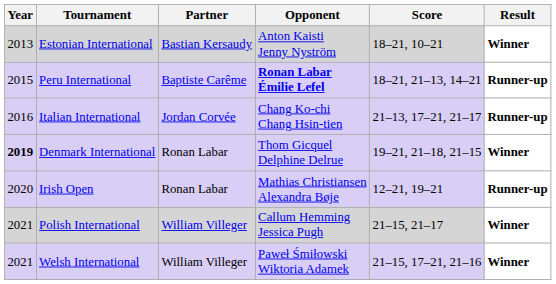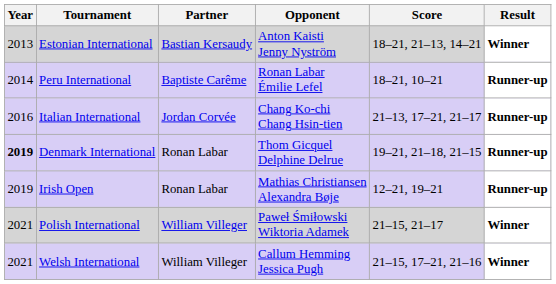(408, 44) 18–21, 10–21 -> (427, 44) 18–21, 21–13, 14–21
(20, 80) 2015 -> (20, 80) 2014
(295, 80) bold -> (291, 80) normal
(427, 80) 18–21, 21–13, 14–21 -> (408, 80) 18–21, 10–21
(508, 152) Winner -> (517, 152) Runner-up
(20, 189) 2020 -> (20, 189) 2019
(304, 225) Callum Hemming Jessica Pugh -> (304, 225) Paweł Śmiłowski Wiktoria Adamek
(304, 261) Paweł Śmiłowski Wiktoria Adamek -> (304, 261) Callum Hemming Jessica Pugh
